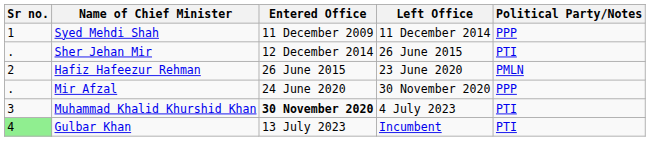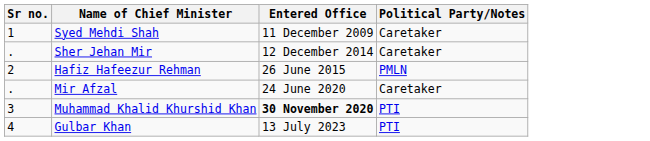- column: (435, 14)
(506, 33) PPP -> (410, 33) Caretaker
(506, 52) PTI -> (410, 52) Caretaker
(506, 89) PPP -> (410, 89) Caretaker
(11, 127) lightgreen background -> (11, 127) no background
